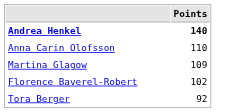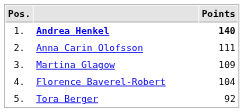+ column: (19, 14)
(199, 48) 110 -> (227, 48) 111
(199, 82) 102 -> (227, 82) 104
